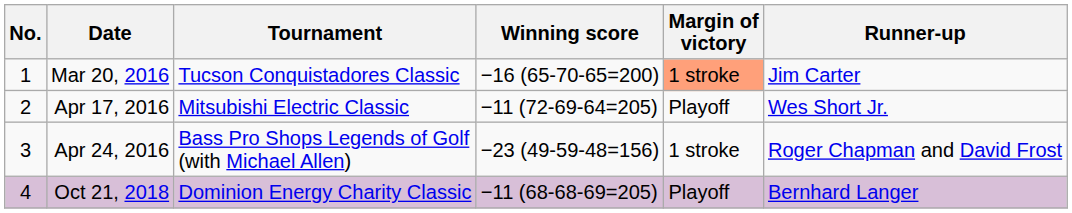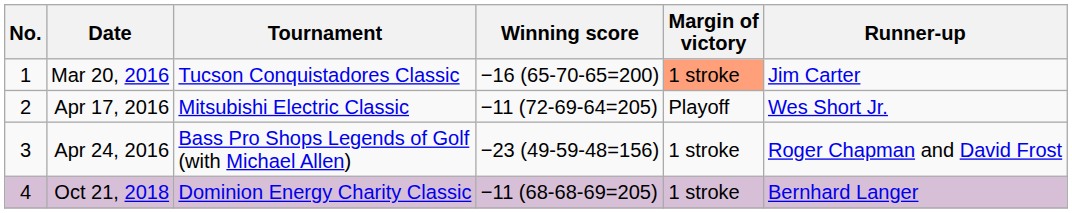(699, 193) Playoff -> (704, 193) 1 stroke
